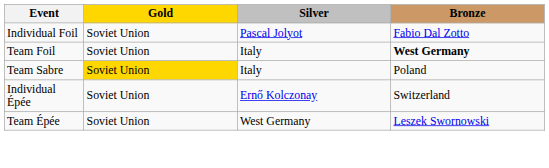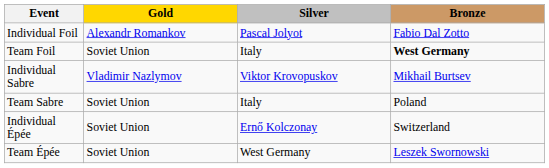(118, 32) Soviet Union -> (136, 32) Alexandr Romankov
+ row: (31, 76)
(118, 70) gold background -> (118, 102) no background
